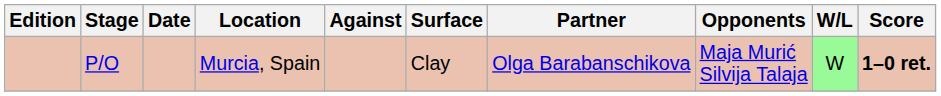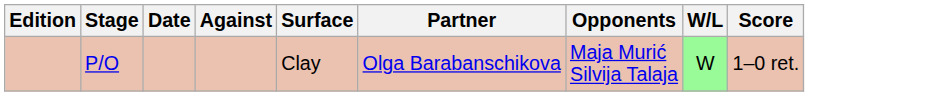- column: (260, 20)
(897, 63) bold -> (766, 63) normal
